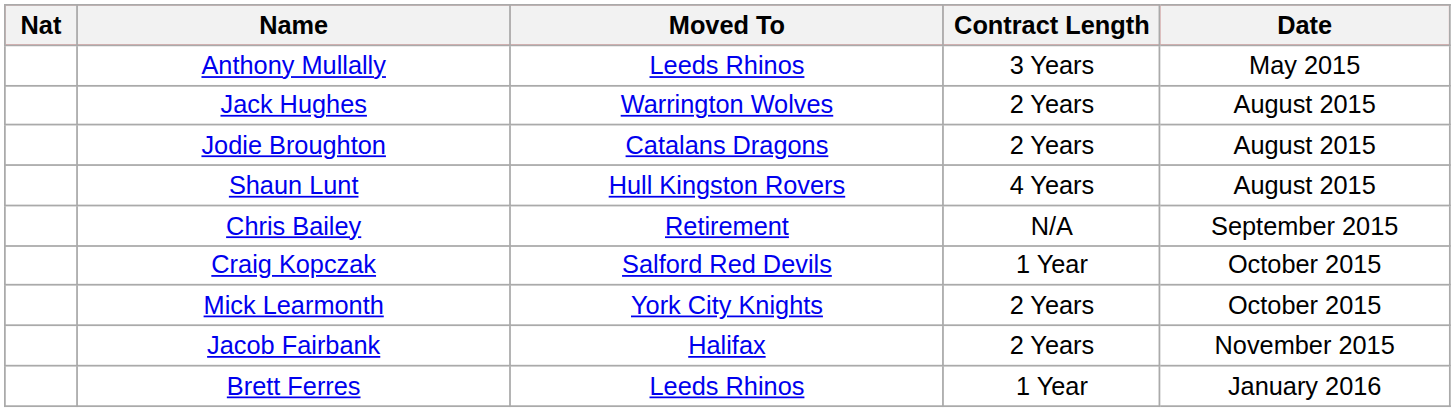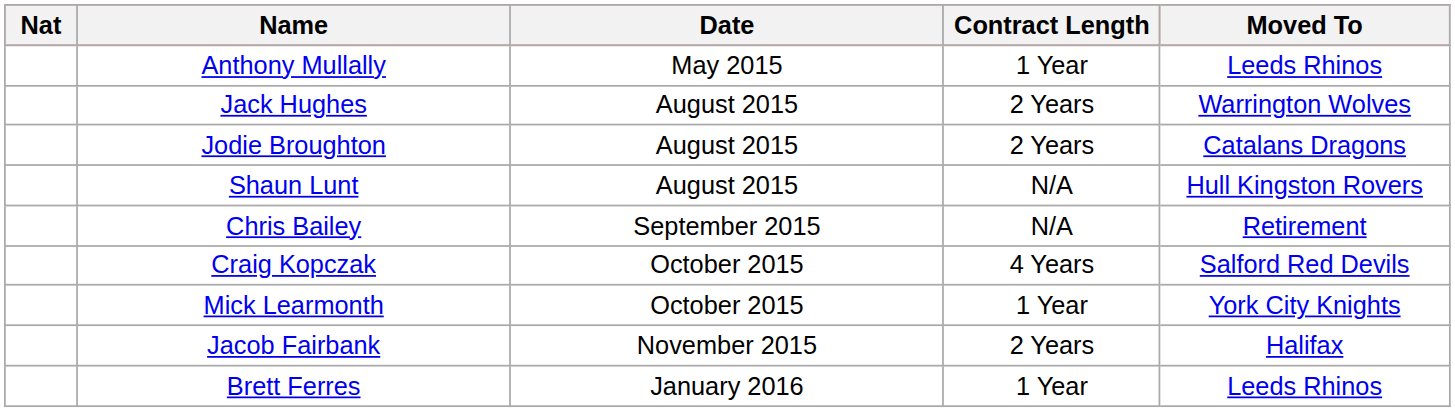columns swapped: (727, 25) <-> (1305, 25)
(1052, 65) 3 Years -> (1052, 65) 1 Year
(1052, 185) 4 Years -> (1052, 185) N/A
(1052, 266) 1 Year -> (1052, 266) 4 Years
(1052, 306) 2 Years -> (1052, 306) 1 Year
